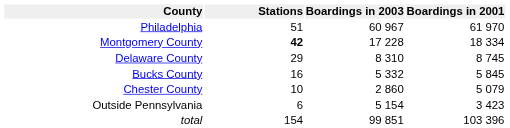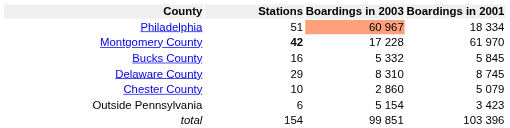(386, 27) no background -> (386, 27) lightsalmon background
(487, 27) 61 970 -> (487, 27) 18 334
(487, 42) 18 334 -> (487, 42) 61 970
rows swapped: (159, 58) <-> (167, 74)
